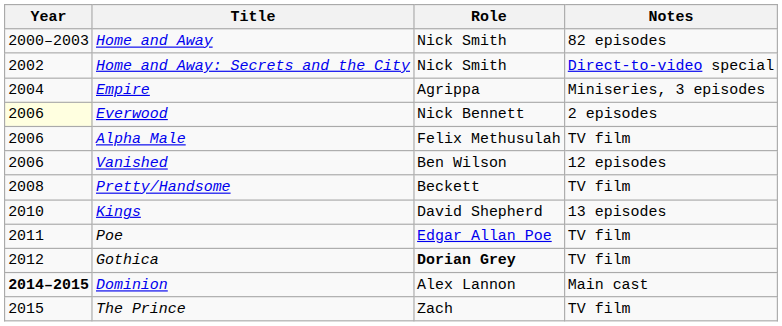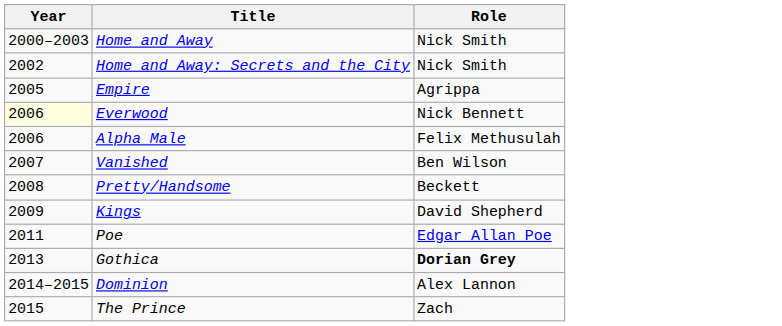- column: (671, 17)
(26, 90) 2004 -> (26, 90) 2005
(26, 163) 2006 -> (26, 163) 2007
(26, 212) 2010 -> (26, 212) 2009
(26, 260) 2012 -> (26, 260) 2013
(49, 285) bold -> (49, 285) normal
